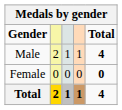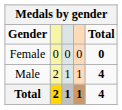rows swapped: (28, 54) <-> (28, 74)
